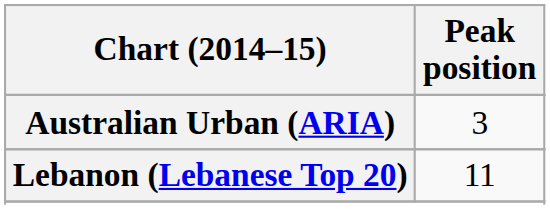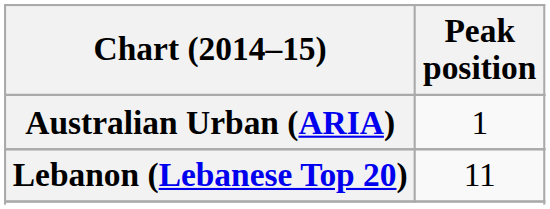(480, 121) 3 -> (480, 121) 1
